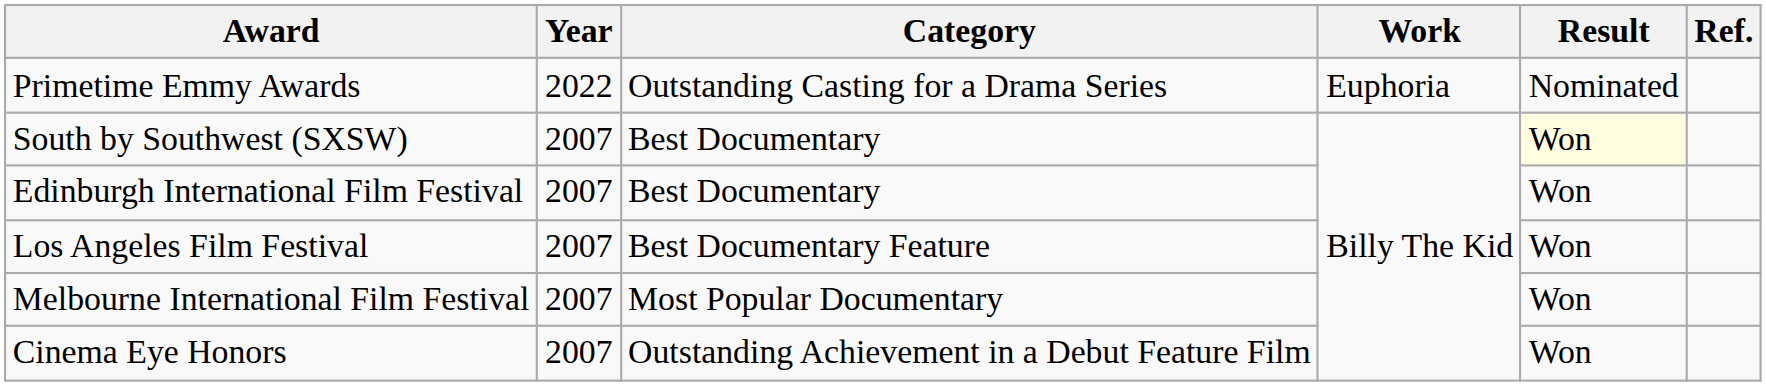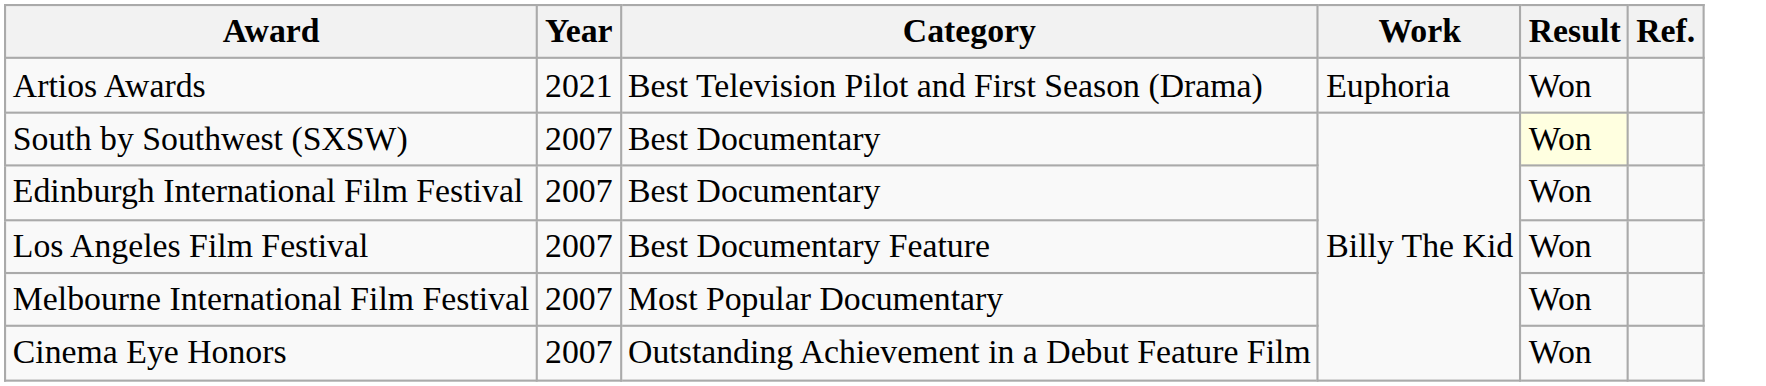- row: (187, 84)
+ row: (109, 84)
